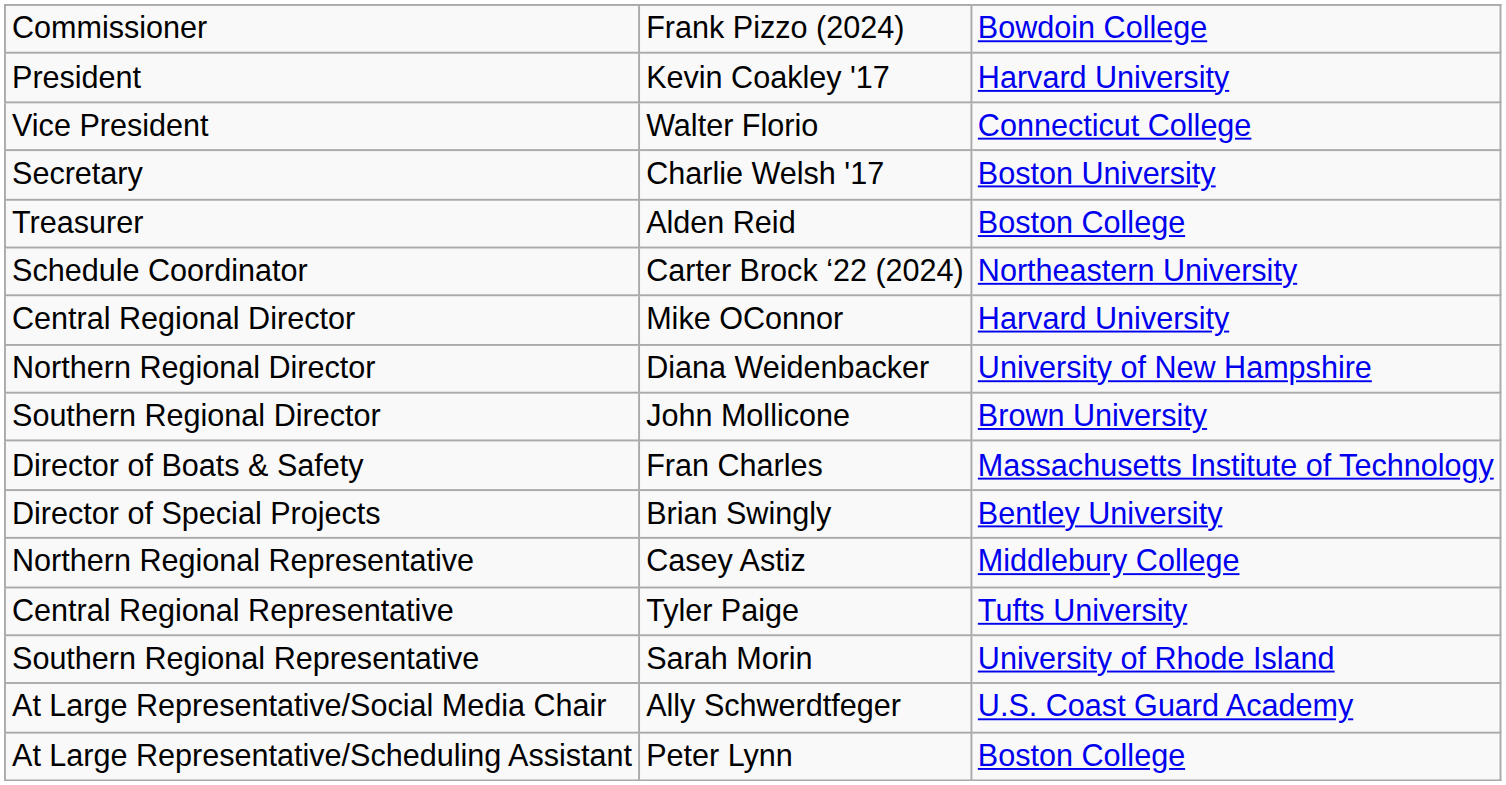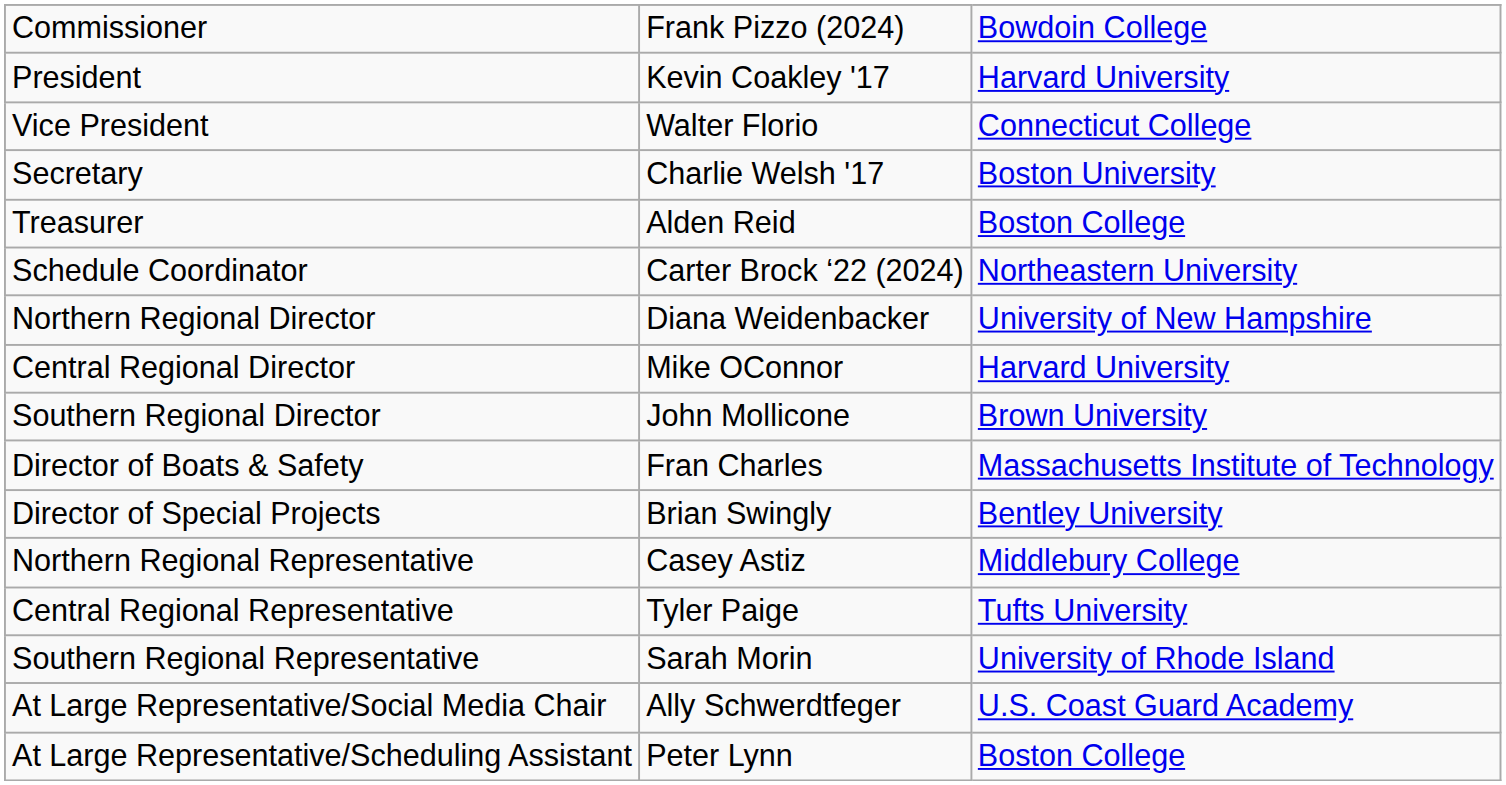rows swapped: (194, 367) <-> (184, 319)
